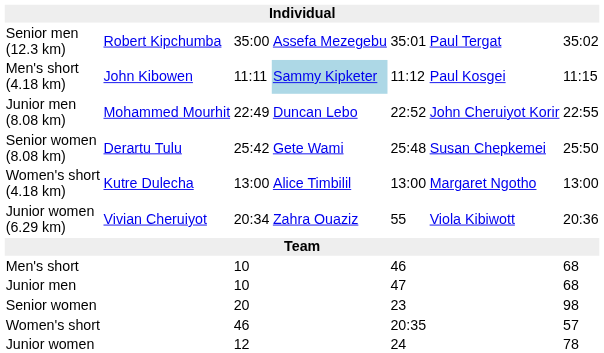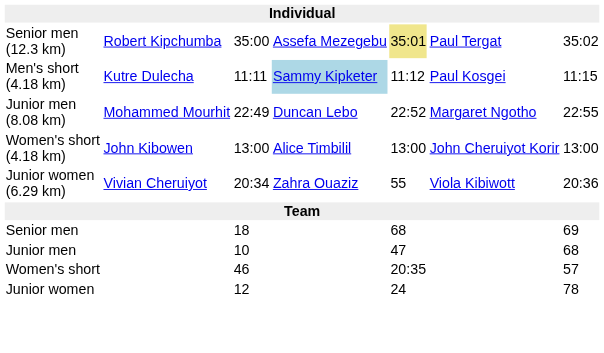(408, 41) no background -> (408, 41) khaki background
(148, 76) John Kibowen -> (149, 76) Kutre Dulecha
(495, 112) John Cheruiyot Korir -> (483, 112) Margaret Ngotho
- row: (51, 148)
(149, 183) Kutre Dulecha -> (148, 148) John Kibowen
(483, 183) Margaret Ngotho -> (495, 148) John Cheruiyot Korir
+ row: (42, 230)
- row: (42, 266)
- row: (51, 305)
